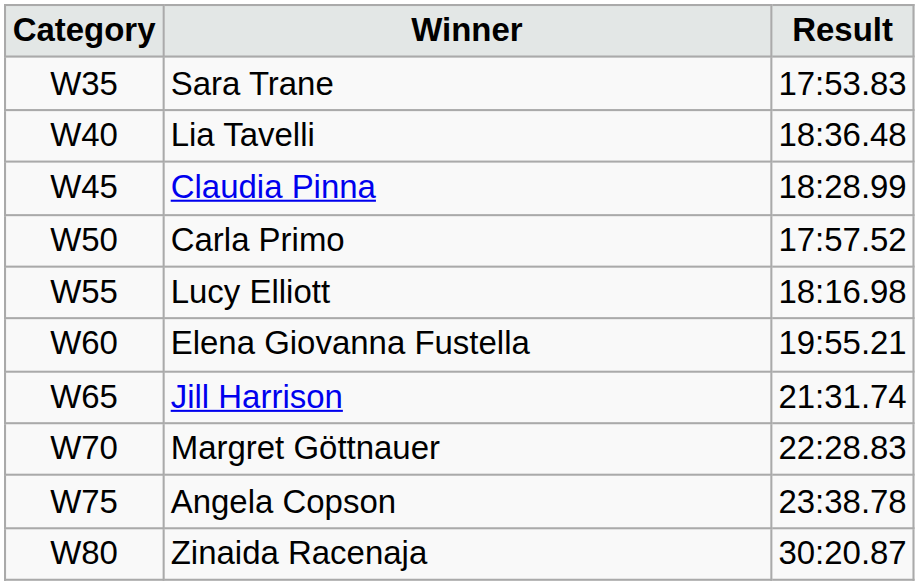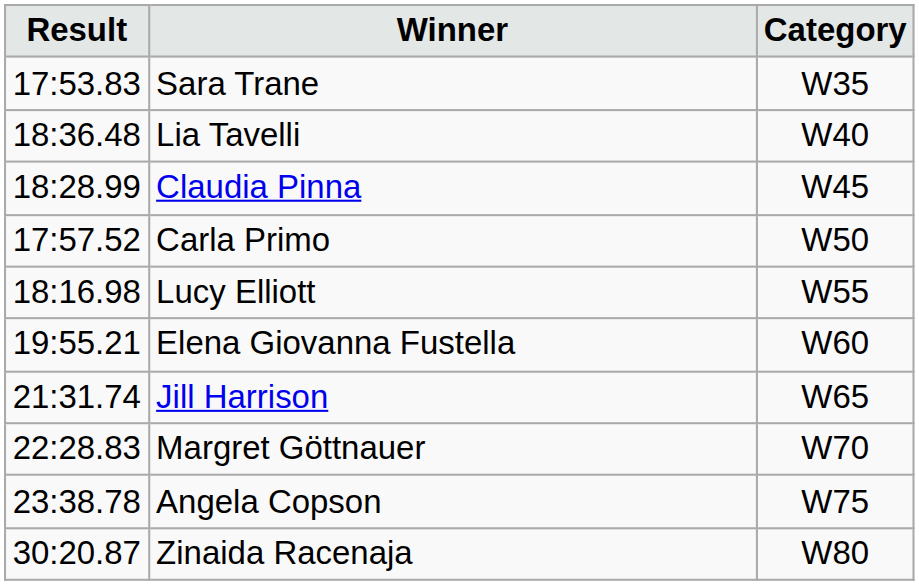columns swapped: (84, 30) <-> (843, 30)
